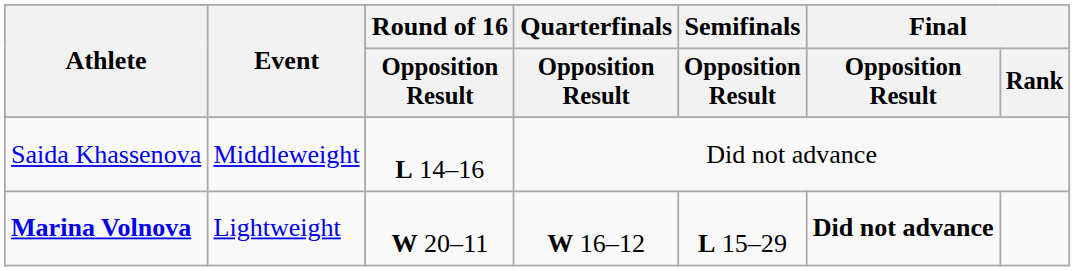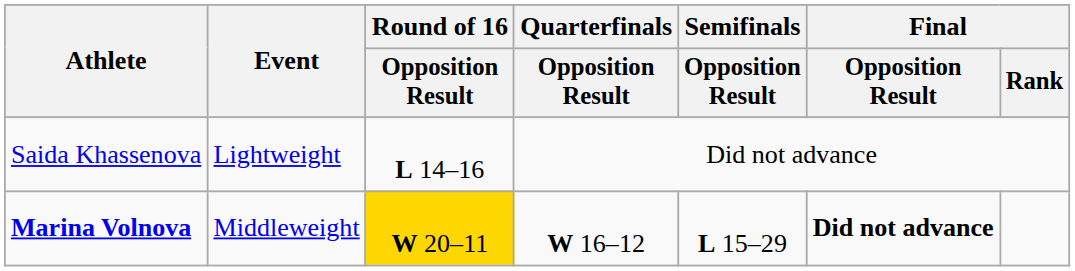(287, 154) Middleweight -> (277, 154) Lightweight
(277, 228) Lightweight -> (287, 228) Middleweight
(440, 243) no background -> (440, 243) gold background
